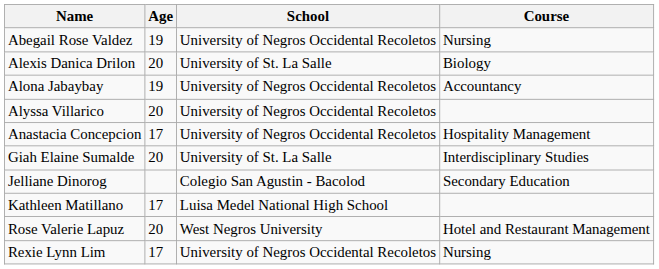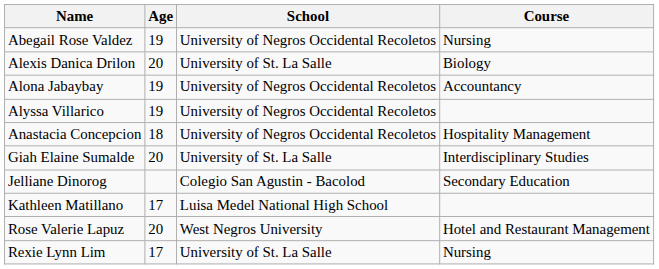(156, 110) 20 -> (156, 110) 19
(156, 134) 17 -> (156, 134) 18
(308, 252) University of Negros Occidental Recoletos -> (256, 252) University of St. La Salle
